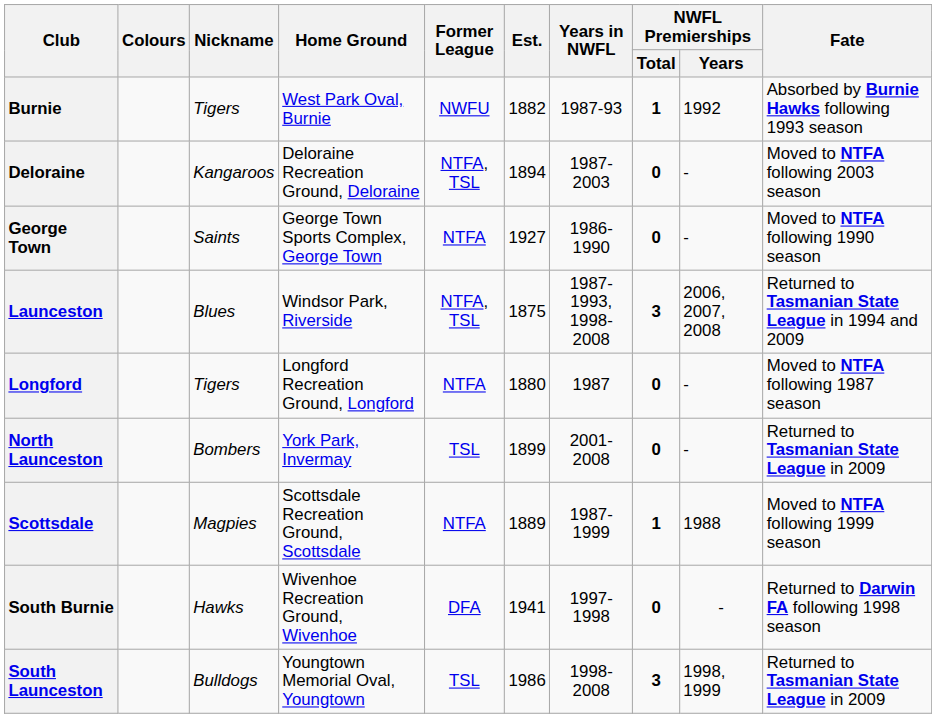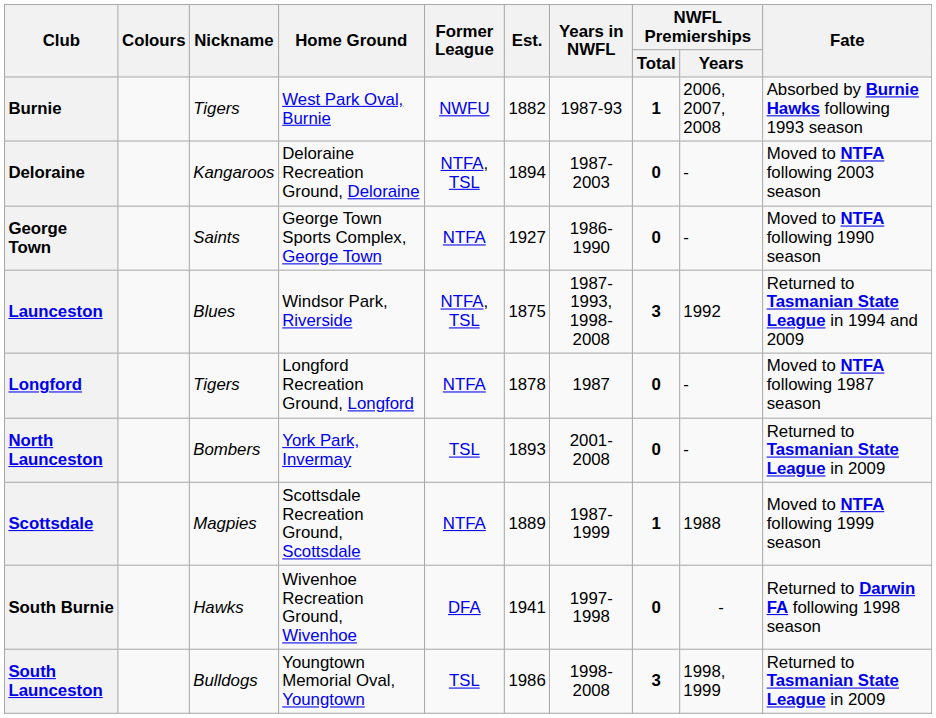(702, 108) 1992 -> (704, 108) 2006, 2007, 2008
(704, 311) 2006, 2007, 2008 -> (702, 311) 1992
(527, 385) 1880 -> (527, 385) 1878
(527, 450) 1899 -> (527, 450) 1893
